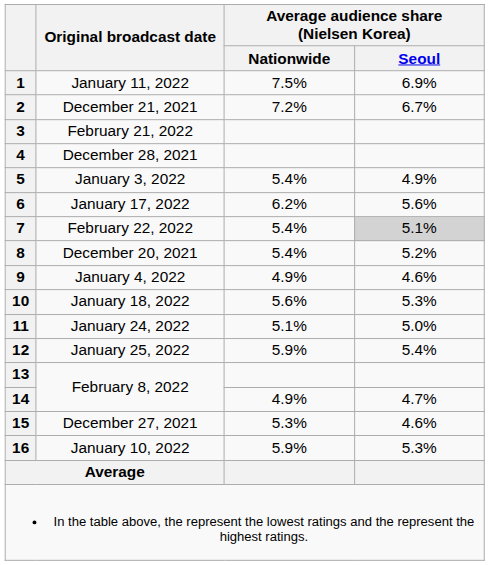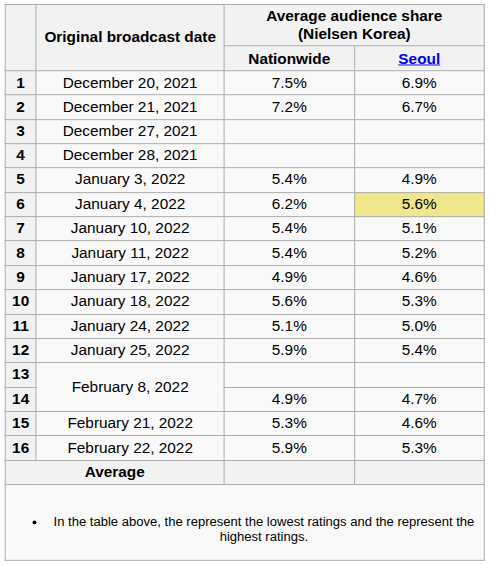(130, 82) January 11, 2022 -> (130, 82) December 20, 2021
(130, 131) February 21, 2022 -> (130, 131) December 27, 2021
(130, 204) January 17, 2022 -> (130, 204) January 4, 2022
(419, 204) no background -> (419, 204) khaki background
(130, 228) February 22, 2022 -> (130, 228) January 10, 2022
(419, 228) lightgrey background -> (419, 228) no background
(130, 253) December 20, 2021 -> (130, 253) January 11, 2022
(130, 277) January 4, 2022 -> (130, 277) January 17, 2022
(130, 423) December 27, 2021 -> (130, 423) February 21, 2022
(130, 448) January 10, 2022 -> (130, 448) February 22, 2022
